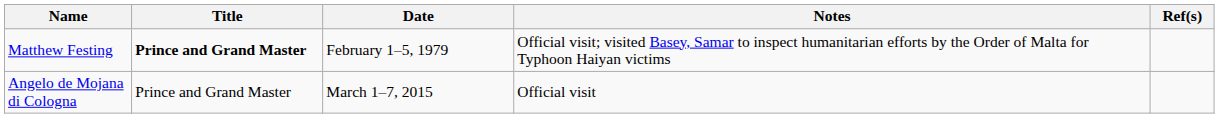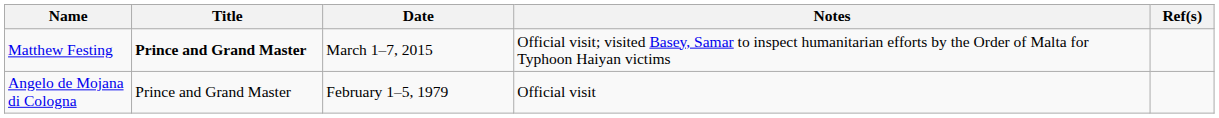(387, 50) February 1–5, 1979 -> (380, 50) March 1–7, 2015
(380, 92) March 1–7, 2015 -> (387, 92) February 1–5, 1979
